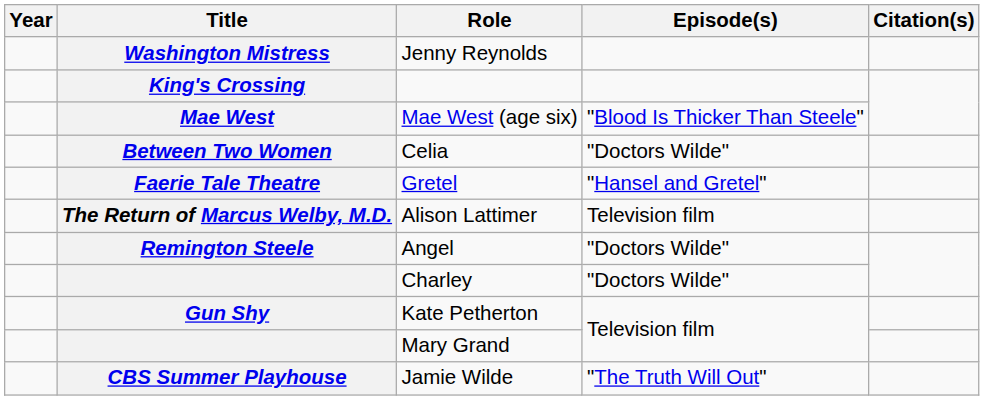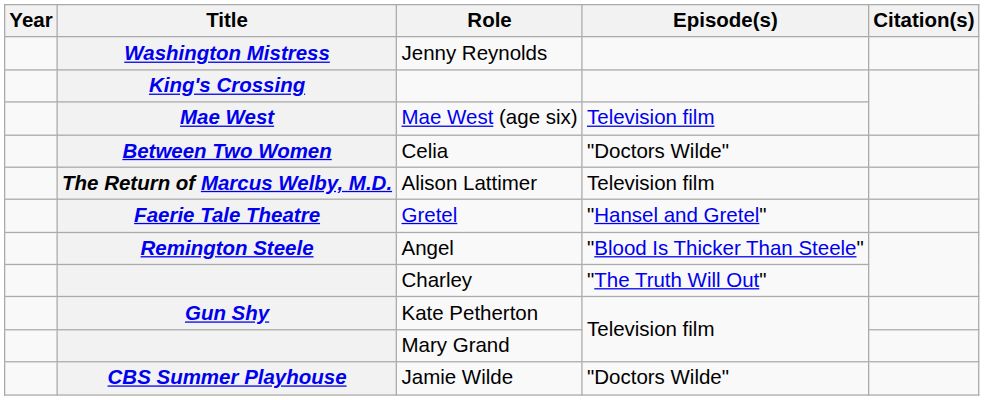(725, 118) "Blood Is Thicker Than Steele" -> (651, 118) Television film
rows swapped: (429, 183) <-> (469, 215)
(658, 248) "Doctors Wilde" -> (725, 248) "Blood Is Thicker Than Steele"
(658, 280) "Doctors Wilde" -> (677, 280) "The Truth Will Out"
(677, 378) "The Truth Will Out" -> (658, 378) "Doctors Wilde"
